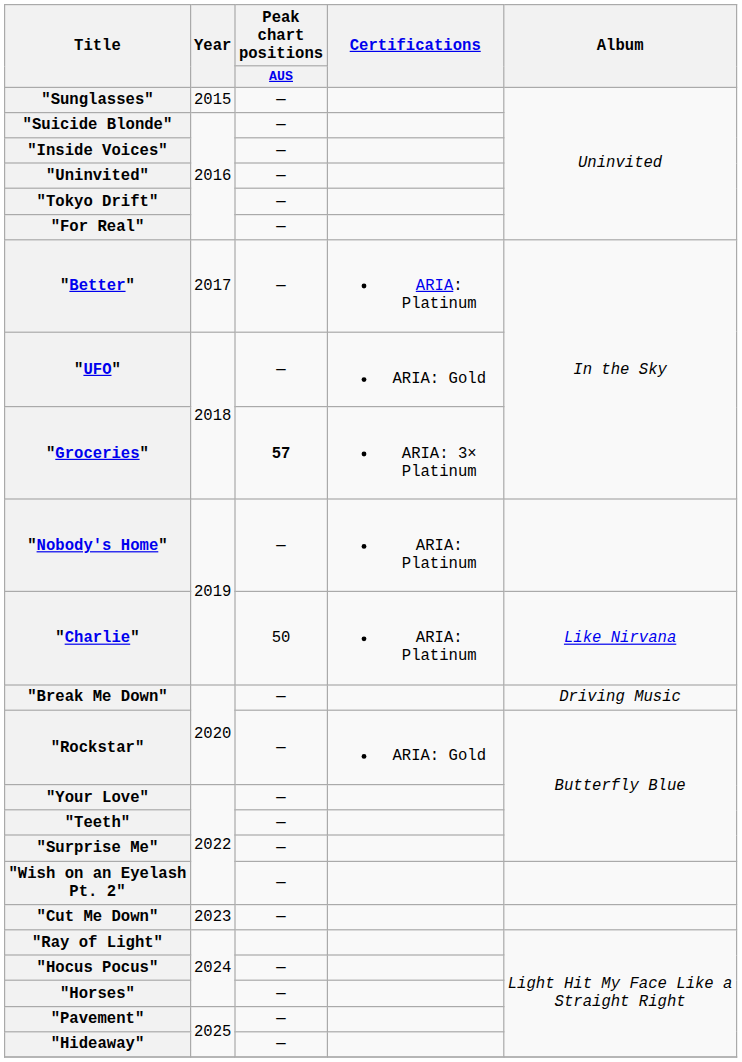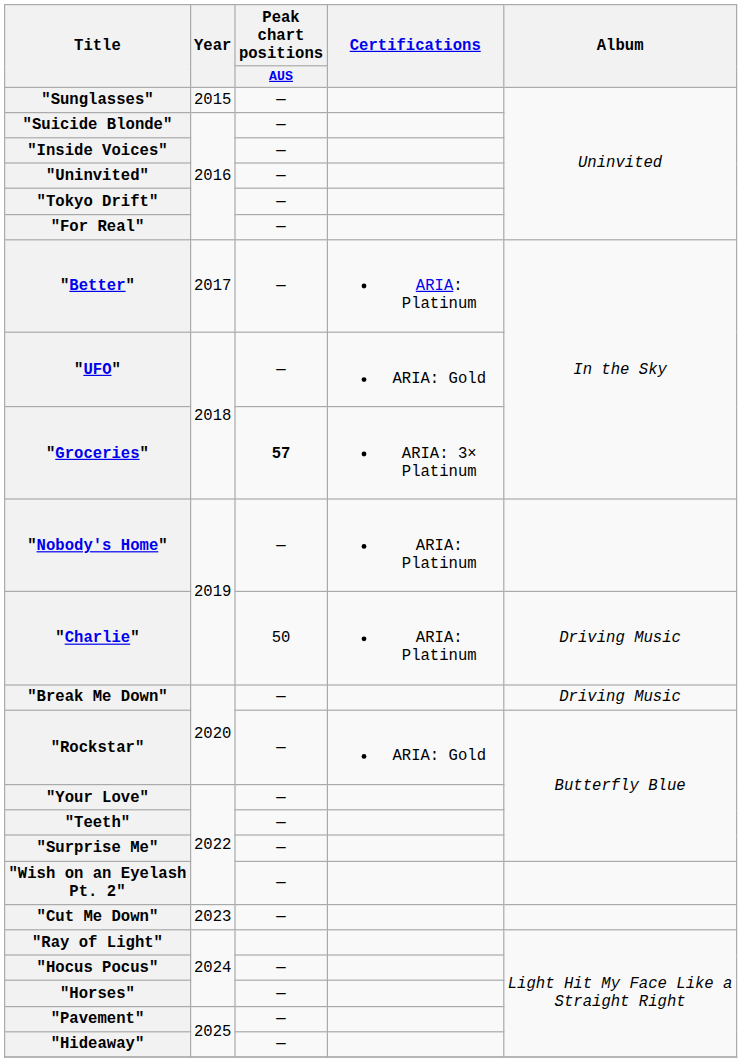(620, 638) Like Nirvana -> (620, 638) Driving Music
